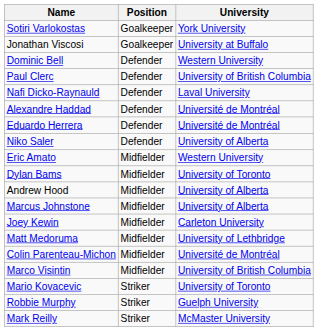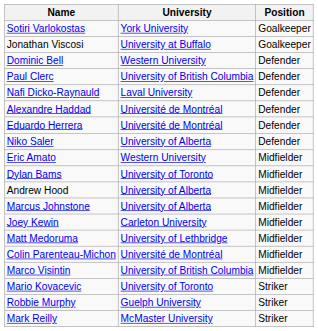columns swapped: (147, 13) <-> (244, 13)
